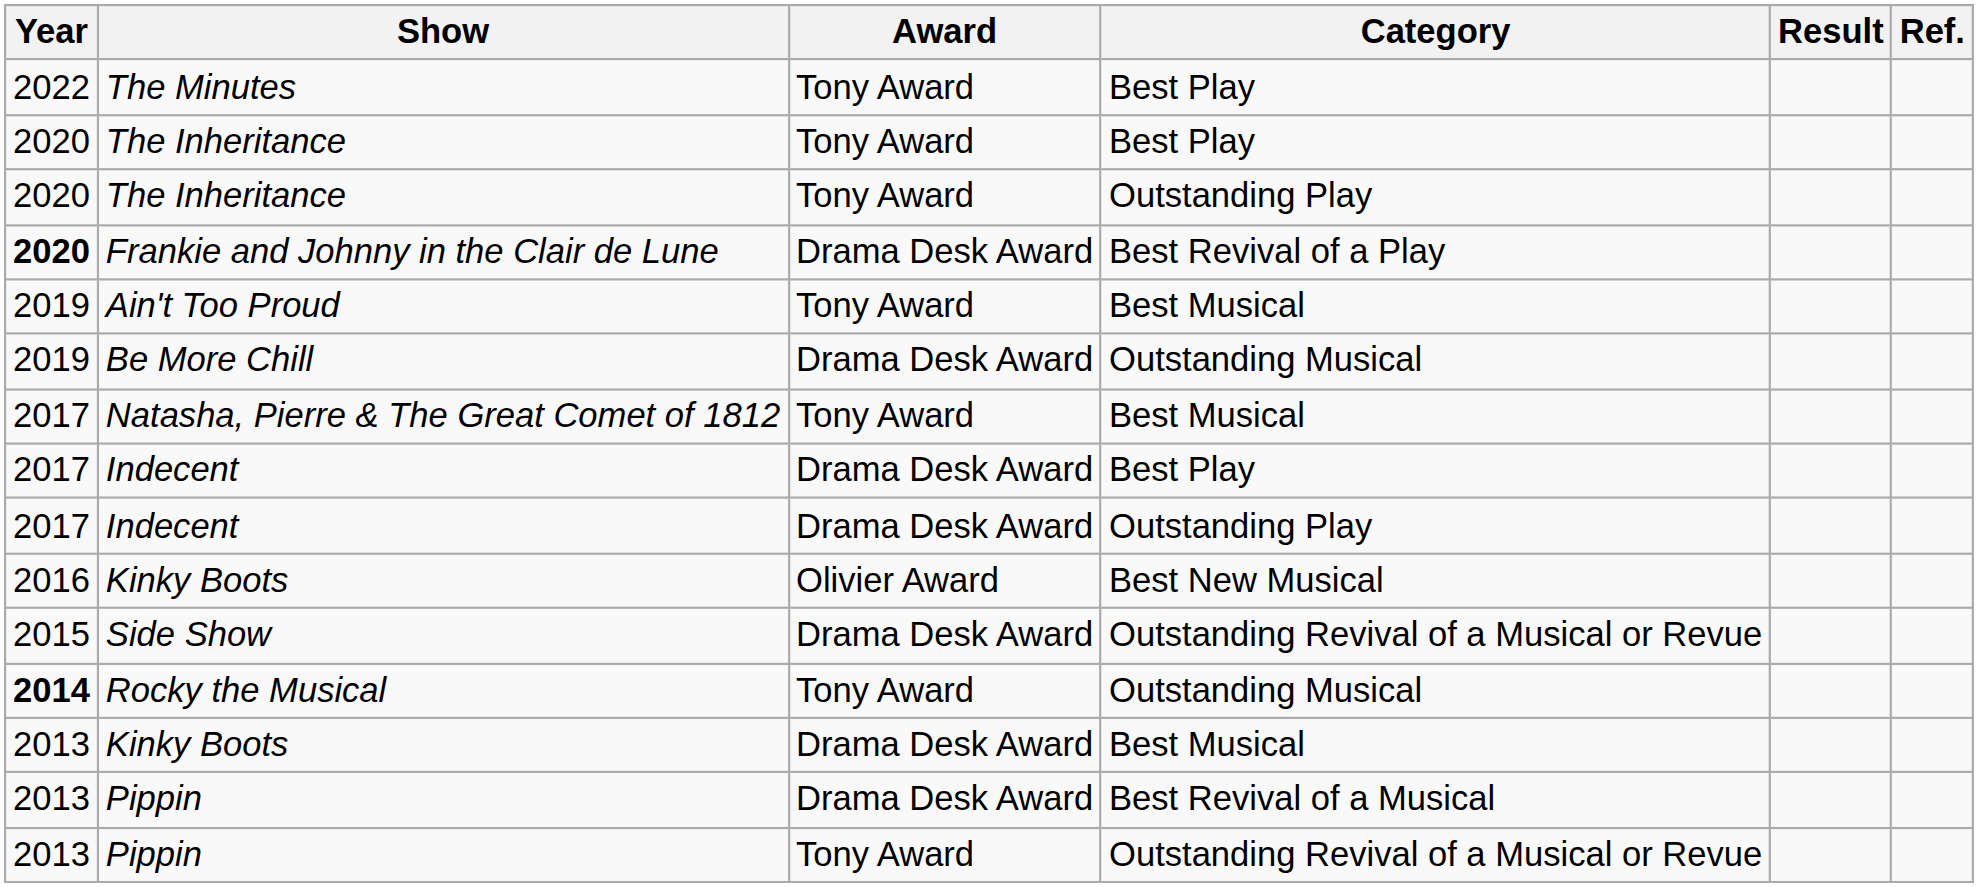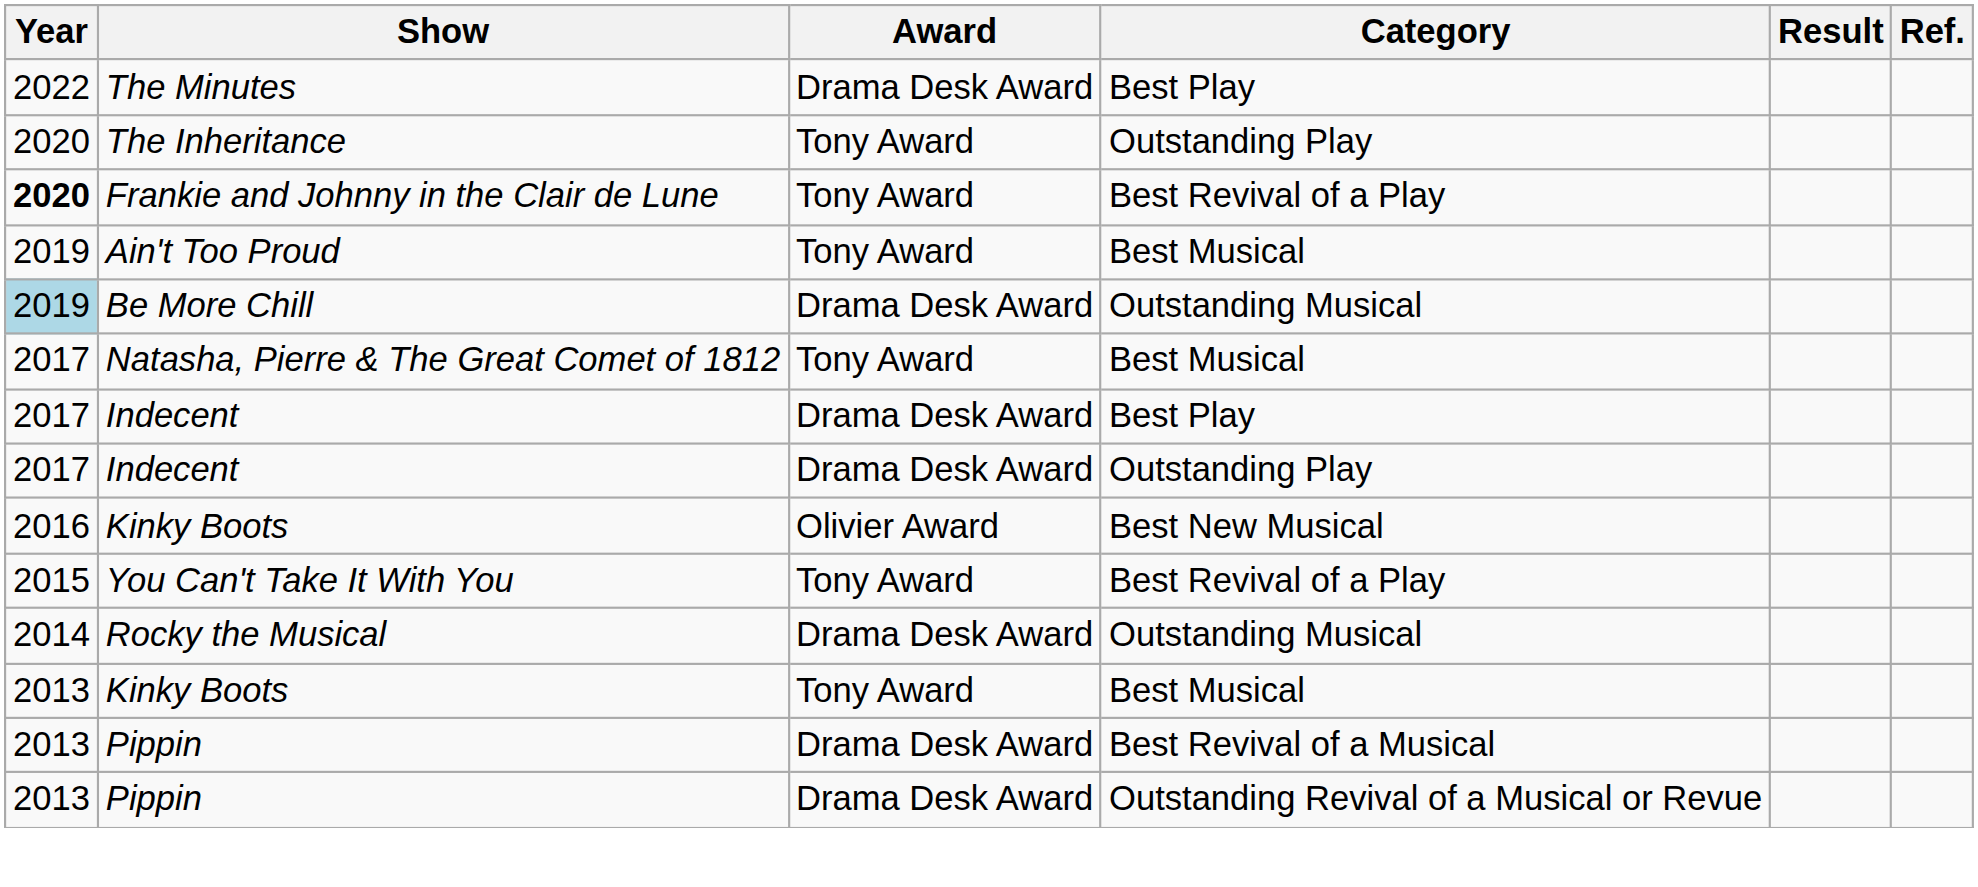(885, 86) Tony Award -> (945, 86) Drama Desk Award
- row: (226, 141)
(945, 251) Drama Desk Award -> (885, 196) Tony Award
(51, 360) no background -> (51, 305) lightblue background
+ row: (310, 580)
- row: (188, 634)
(51, 689) bold -> (51, 634) normal
(885, 689) Tony Award -> (945, 634) Drama Desk Award
(945, 744) Drama Desk Award -> (885, 689) Tony Award
(885, 854) Tony Award -> (945, 799) Drama Desk Award
